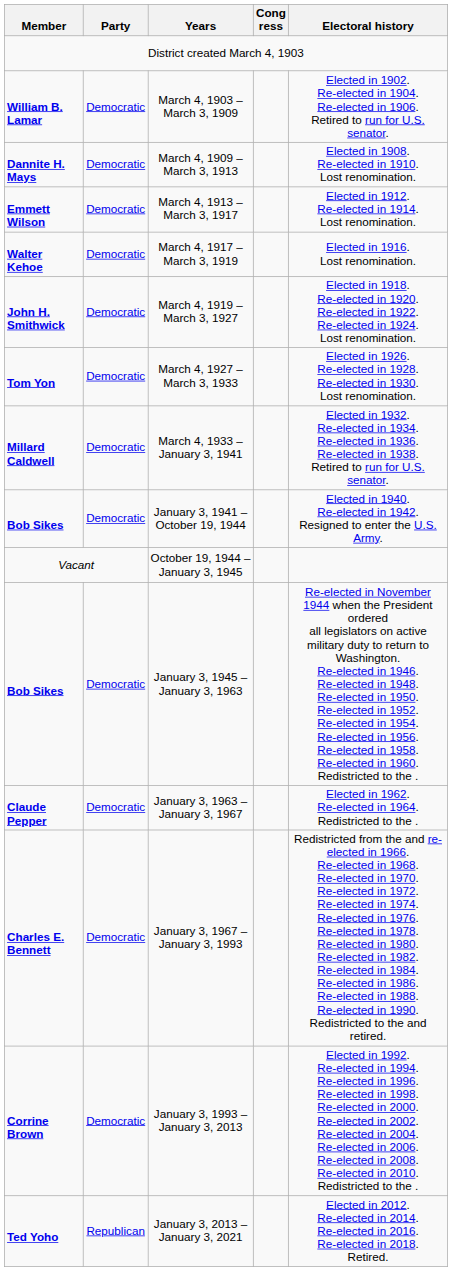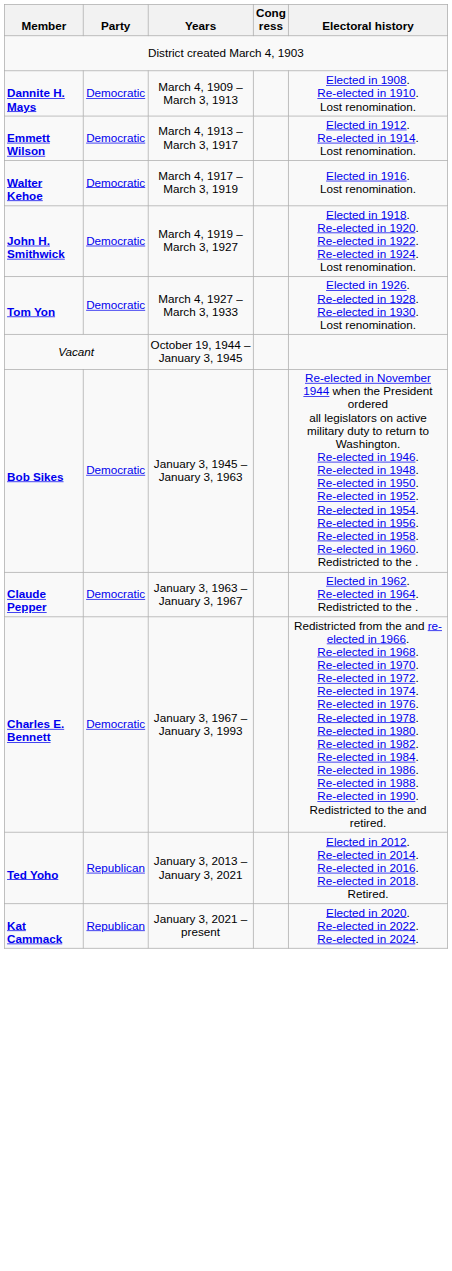- row: (201, 106)
- row: (201, 447)
- row: (201, 518)
- row: (201, 1120)
+ row: (201, 926)
